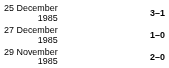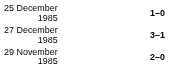(157, 13) 3–1 -> (157, 13) 1–0
(157, 35) 1–0 -> (157, 35) 3–1
